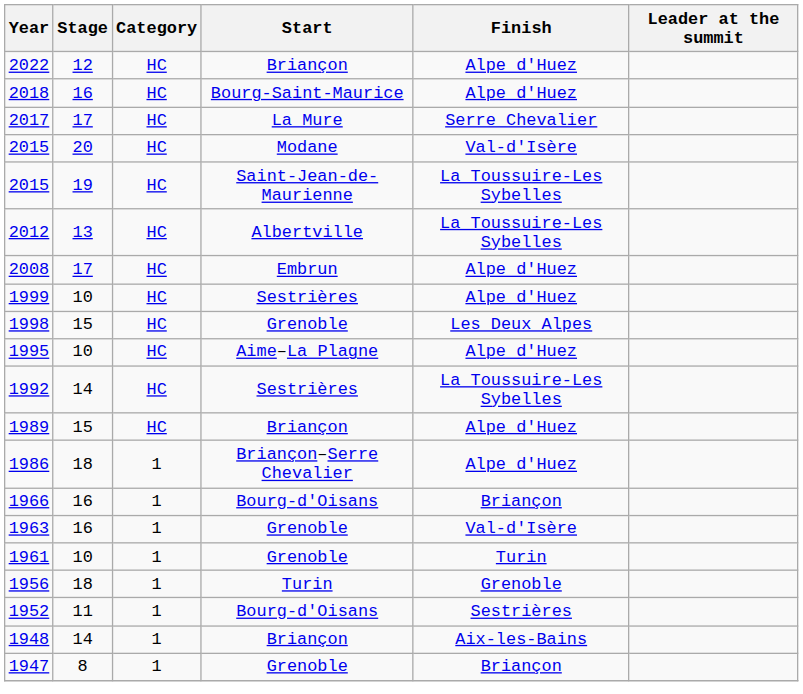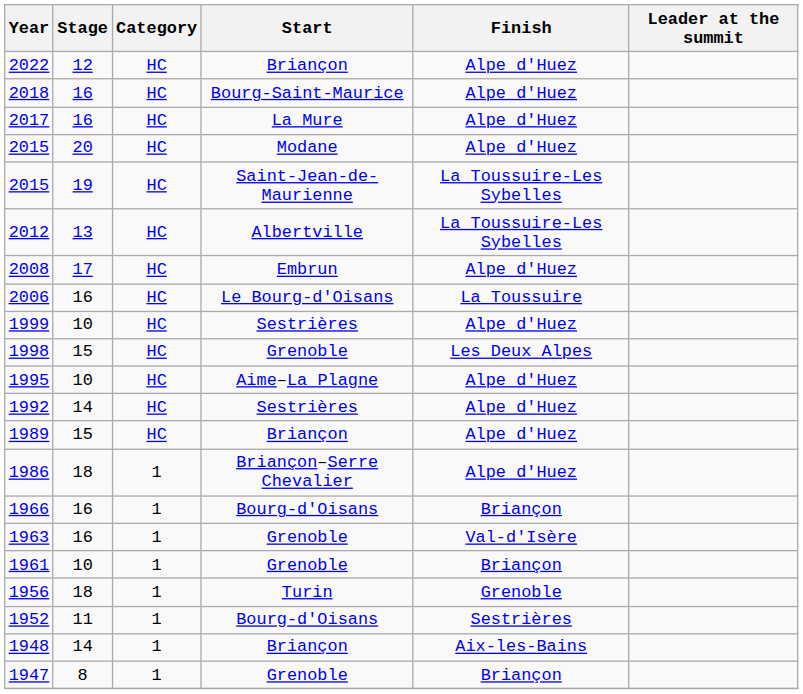(83, 121) 17 -> (83, 121) 16
(521, 121) Serre Chevalier -> (521, 121) Alpe d'Huez
(521, 148) Val-d'Isère -> (521, 148) Alpe d'Huez
+ row: (29, 297)
(521, 390) La Toussuire-Les Sybelles -> (521, 407) Alpe d'Huez
(521, 557) Turin -> (521, 565) Briançon
